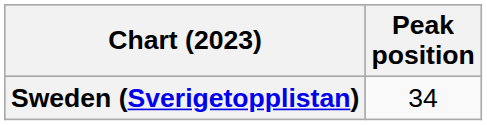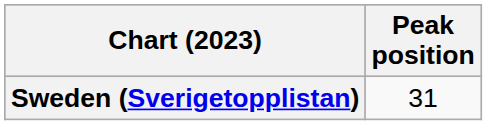(423, 97) 34 -> (423, 97) 31
